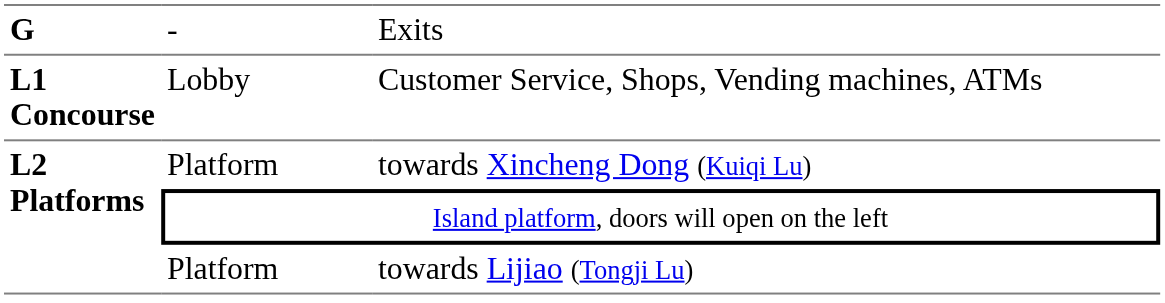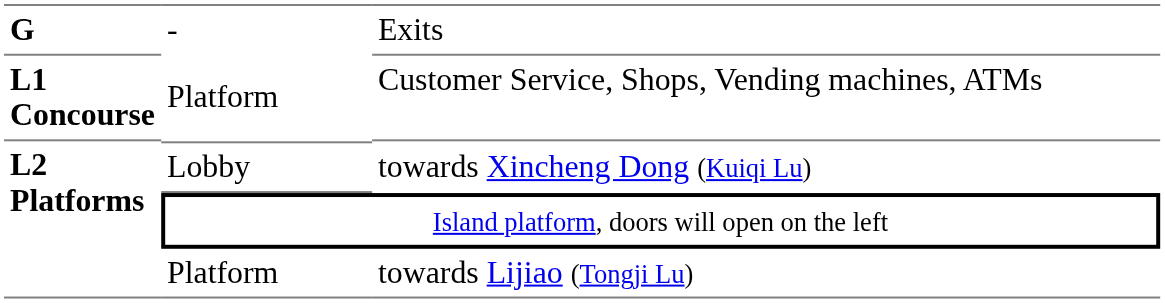(209, 79) Lobby -> (223, 97) Platform
(223, 164) Platform -> (209, 166) Lobby
